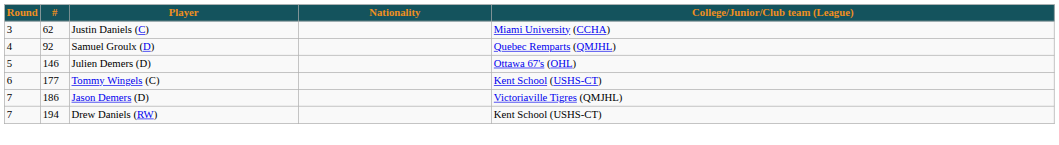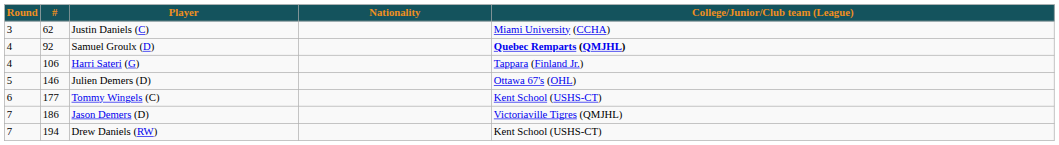(555, 47) normal -> (560, 47) bold
+ row: (105, 64)
